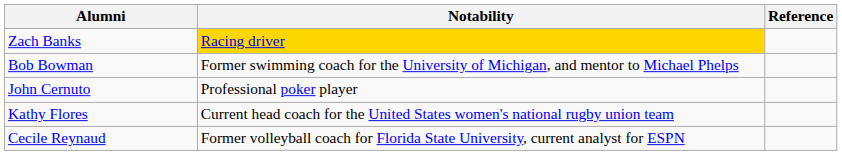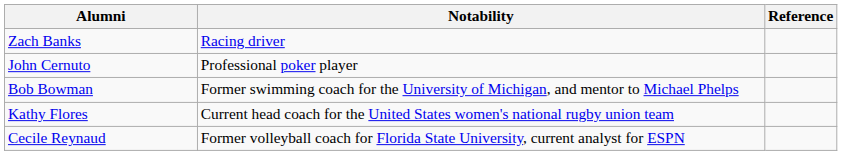(243, 41) gold background -> (243, 41) no background
rows swapped: (50, 65) <-> (49, 89)
